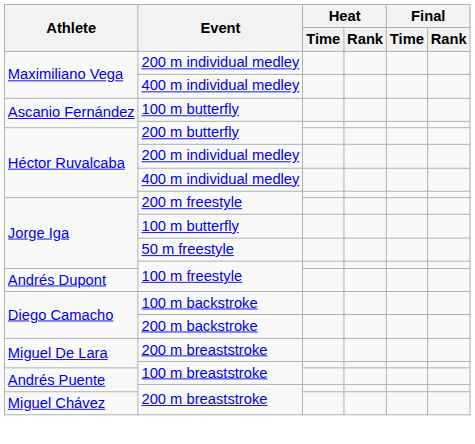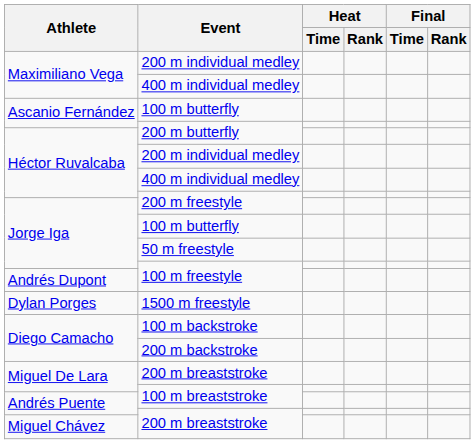+ row: (52, 303)
